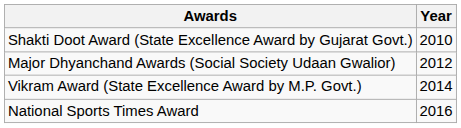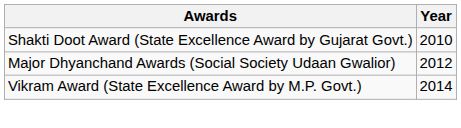- row: (103, 110)
